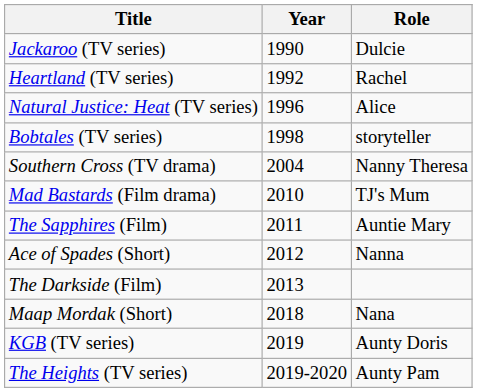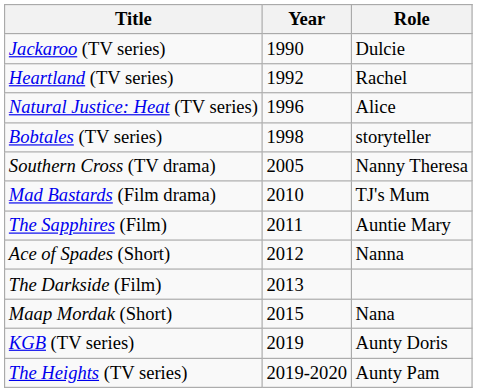(285, 166) 2004 -> (285, 166) 2005
(285, 313) 2018 -> (285, 313) 2015
